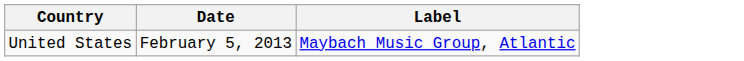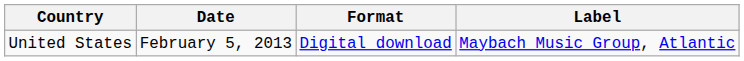+ column: (376, 18)
